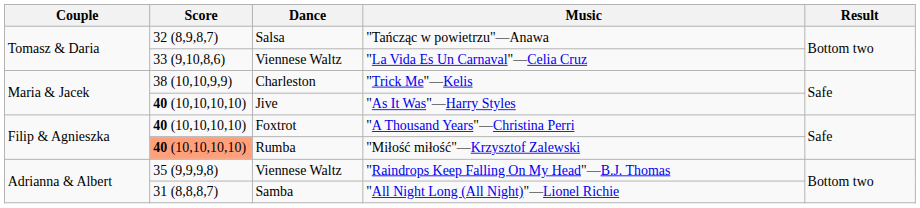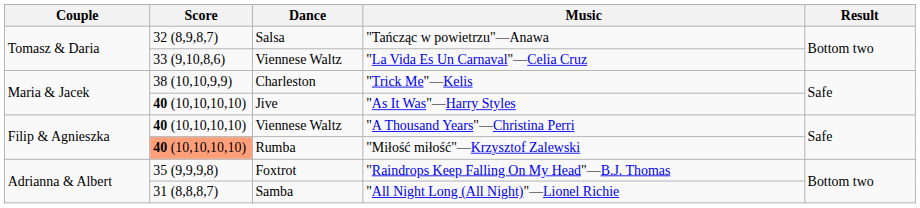(276, 125) Foxtrot -> (299, 125) Viennese Waltz
(299, 170) Viennese Waltz -> (276, 170) Foxtrot
